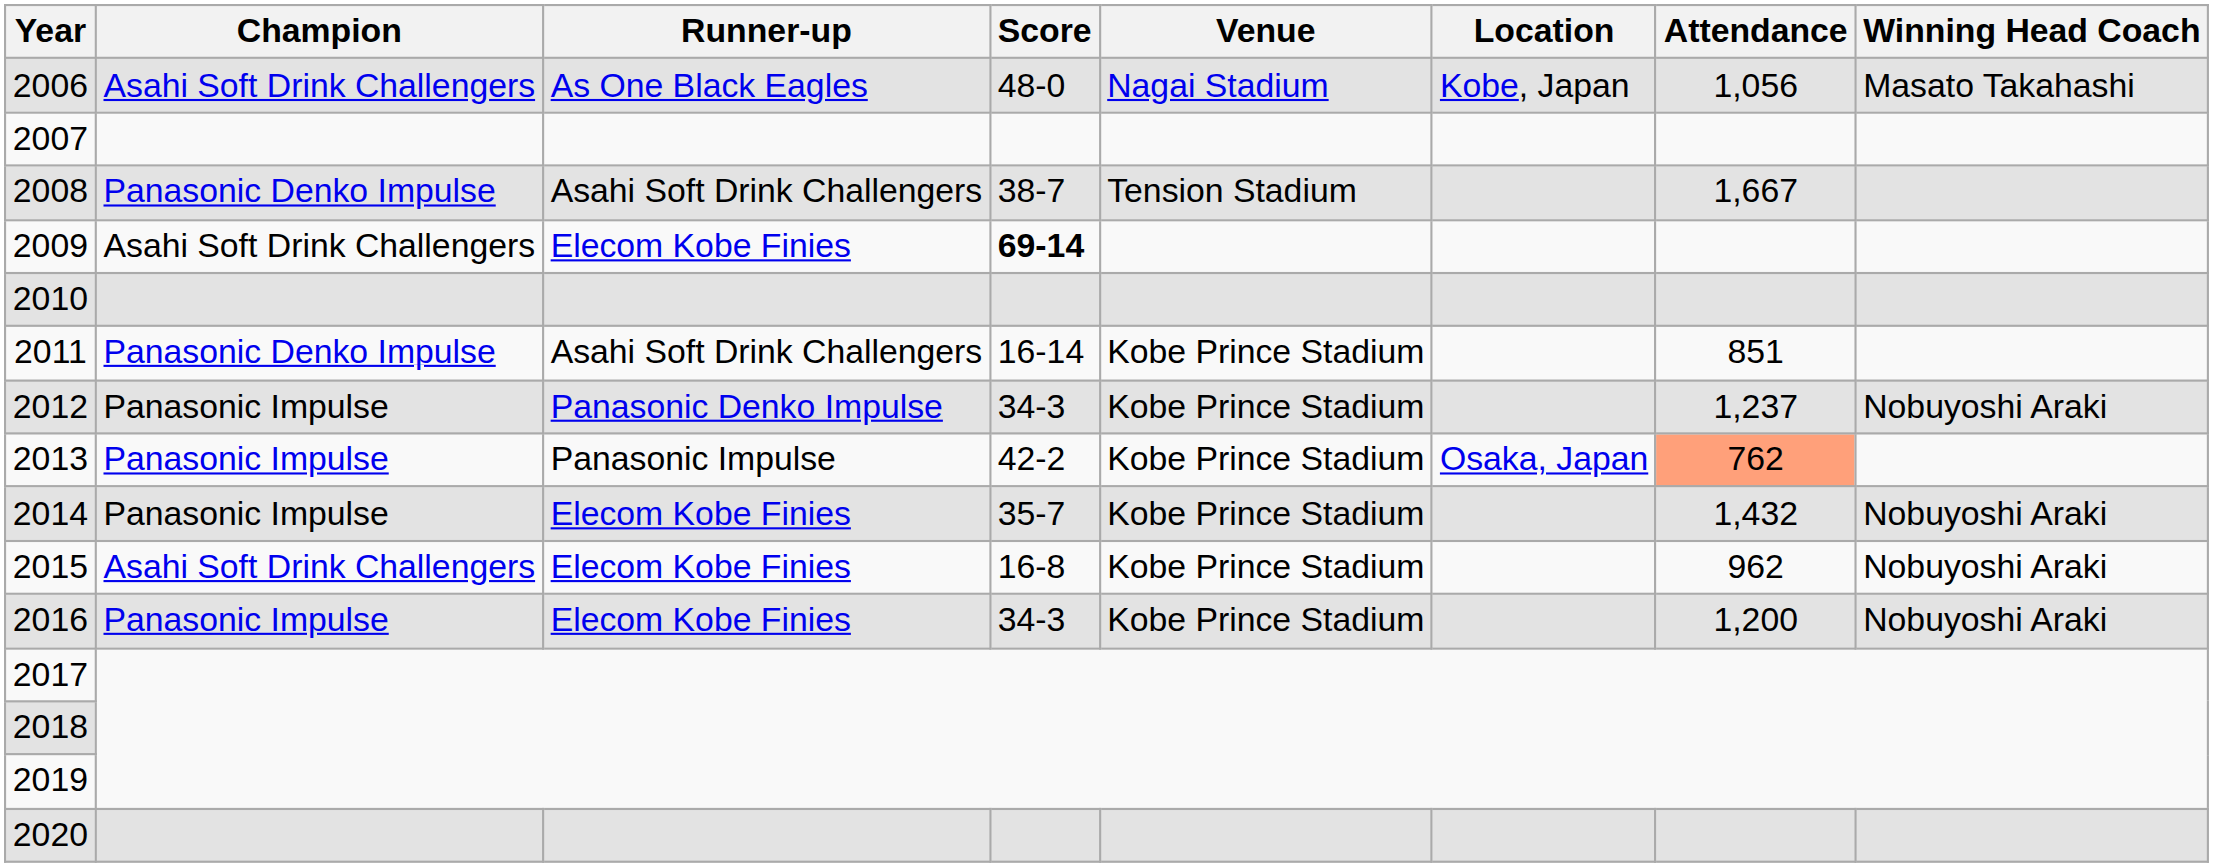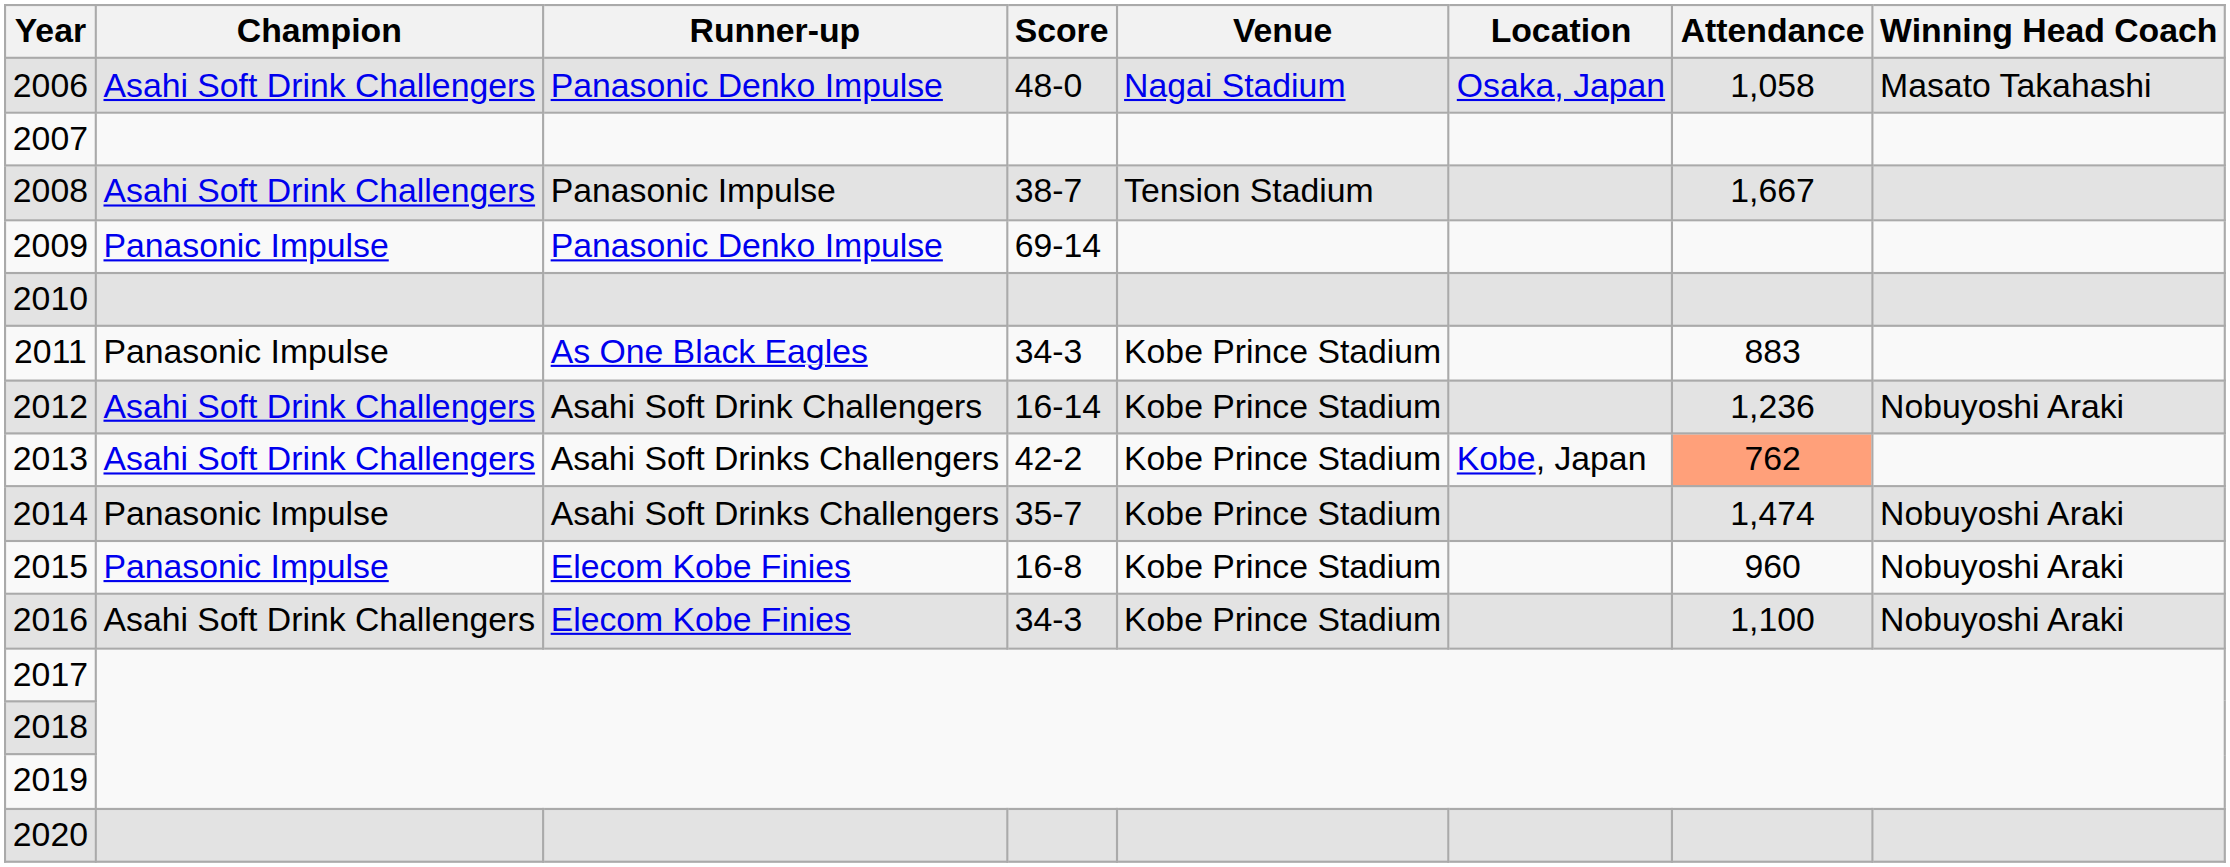(709, 84) As One Black Eagles -> (747, 84) Panasonic Denko Impulse
(1535, 84) Kobe, Japan -> (1561, 84) Osaka, Japan
(1756, 84) 1,056 -> (1773, 84) 1,058
(300, 191) Panasonic Denko Impulse -> (319, 191) Asahi Soft Drink Challengers
(766, 191) Asahi Soft Drink Challengers -> (693, 191) Panasonic Impulse
(319, 245) Asahi Soft Drink Challengers -> (246, 245) Panasonic Impulse
(701, 245) Elecom Kobe Finies -> (747, 245) Panasonic Denko Impulse
(1041, 245) bold -> (1058, 245) normal
(300, 352) Panasonic Denko Impulse -> (246, 352) Panasonic Impulse
(766, 352) Asahi Soft Drink Challengers -> (709, 352) As One Black Eagles
(1041, 352) 16-14 -> (1048, 352) 34-3
(1756, 352) 851 -> (1773, 352) 883
(246, 406) Panasonic Impulse -> (319, 406) Asahi Soft Drink Challengers
(747, 406) Panasonic Denko Impulse -> (766, 406) Asahi Soft Drink Challengers
(1032, 406) 34-3 -> (1058, 406) 16-14
(1756, 406) 1,237 -> (1773, 406) 1,236
(246, 459) Panasonic Impulse -> (319, 459) Asahi Soft Drink Challengers
(693, 459) Panasonic Impulse -> (775, 459) Asahi Soft Drinks Challengers
(1544, 459) Osaka, Japan -> (1552, 459) Kobe, Japan
(701, 513) Elecom Kobe Finies -> (775, 513) Asahi Soft Drinks Challengers
(1756, 513) 1,432 -> (1773, 513) 1,474
(319, 566) Asahi Soft Drink Challengers -> (246, 566) Panasonic Impulse
(1756, 566) 962 -> (1773, 566) 960
(246, 620) Panasonic Impulse -> (319, 620) Asahi Soft Drink Challengers
(1756, 620) 1,200 -> (1773, 620) 1,100
